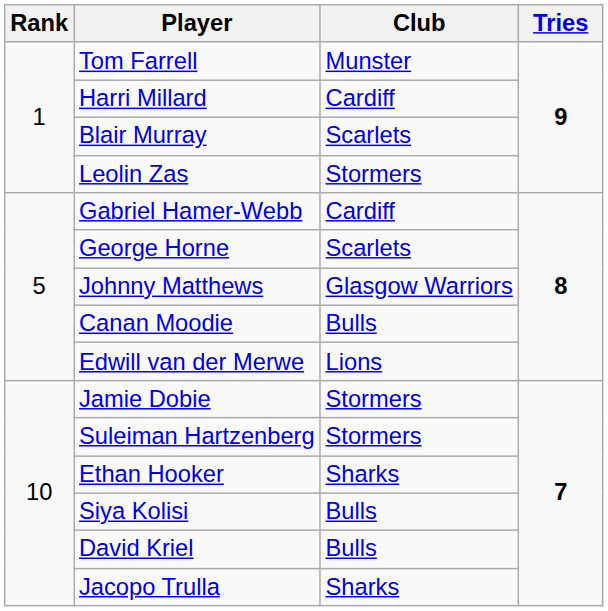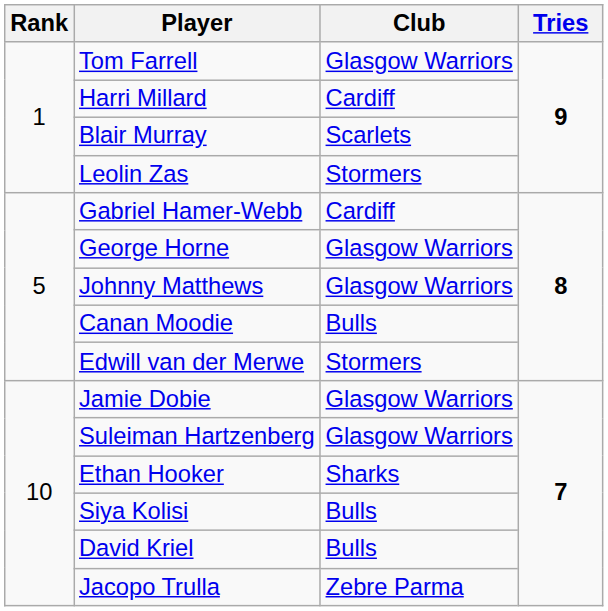(368, 60) Munster -> (419, 60) Glasgow Warriors
(368, 248) Scarlets -> (419, 248) Glasgow Warriors
(354, 361) Lions -> (374, 361) Stormers
(374, 398) Stormers -> (419, 398) Glasgow Warriors
(374, 436) Stormers -> (419, 436) Glasgow Warriors
(362, 586) Sharks -> (395, 586) Zebre Parma
